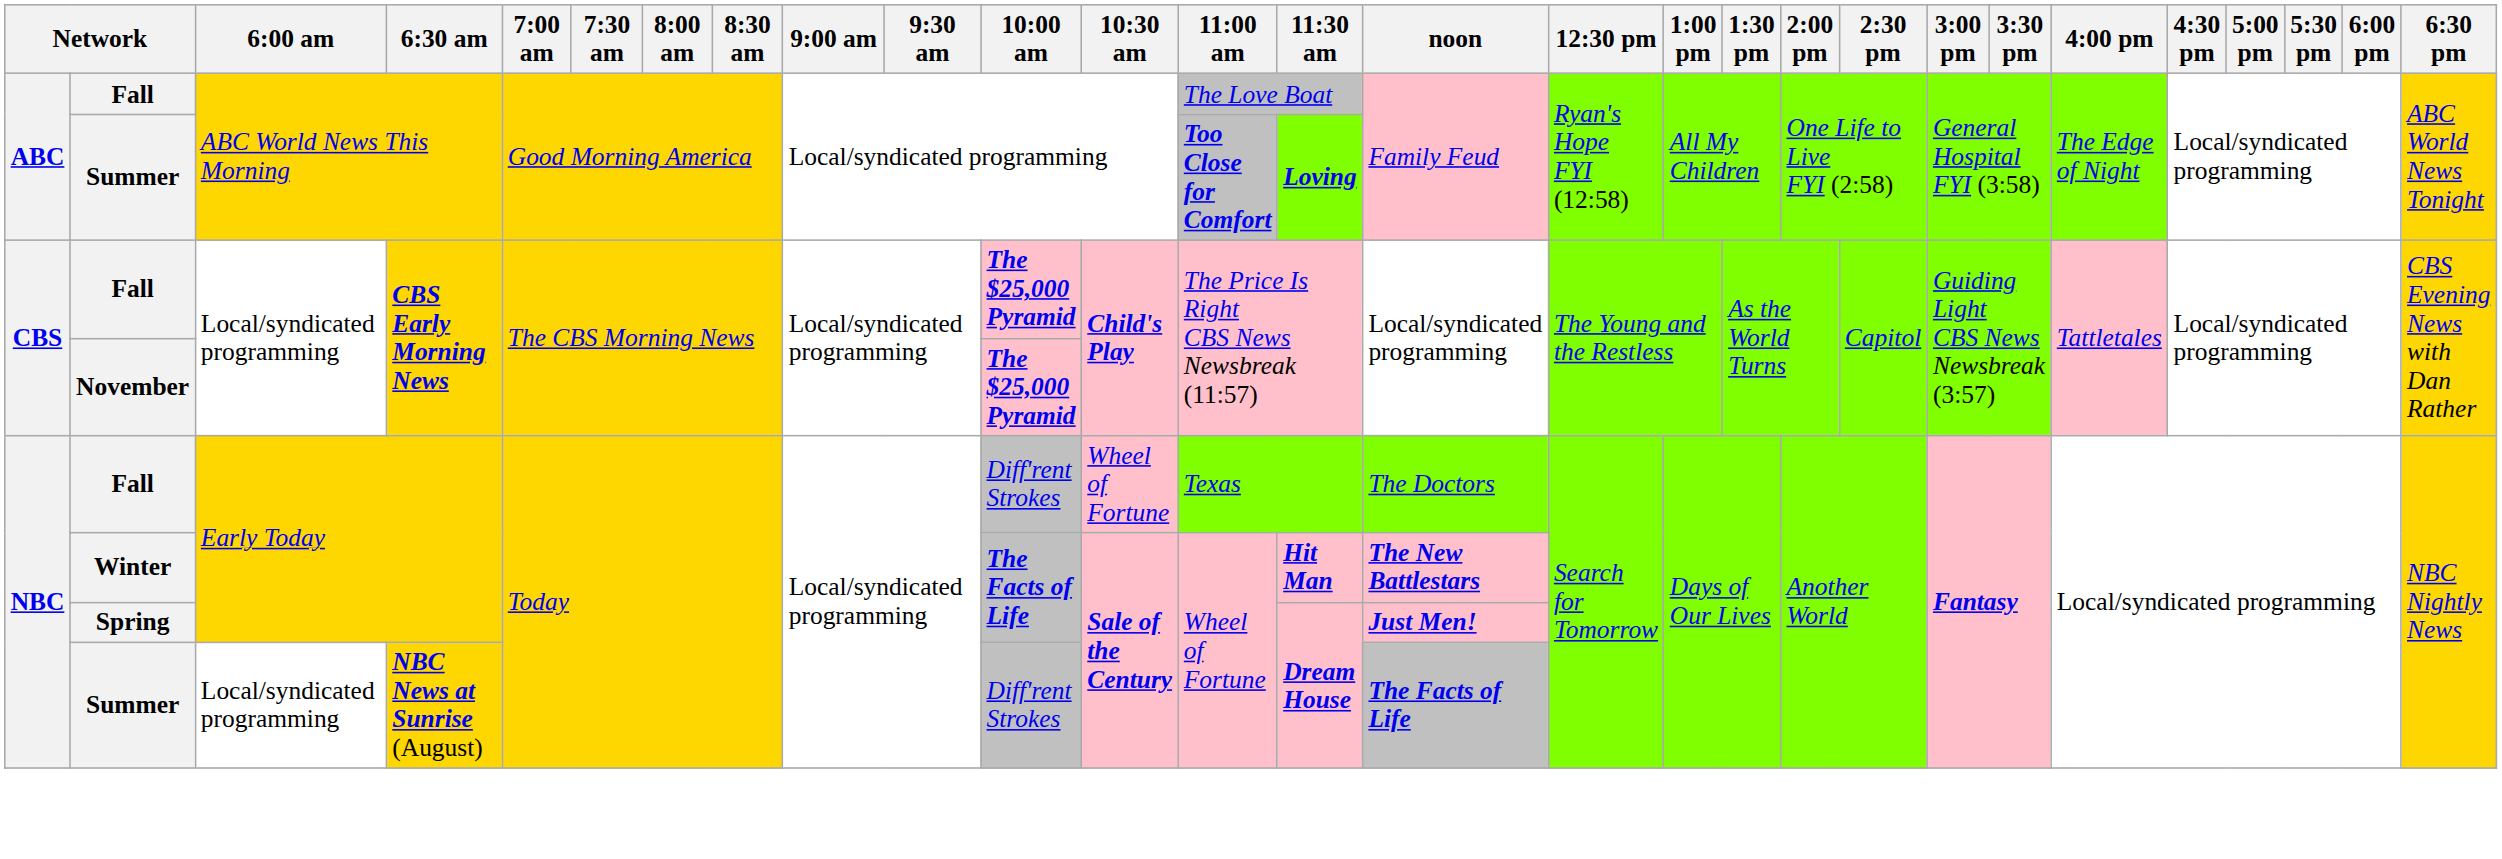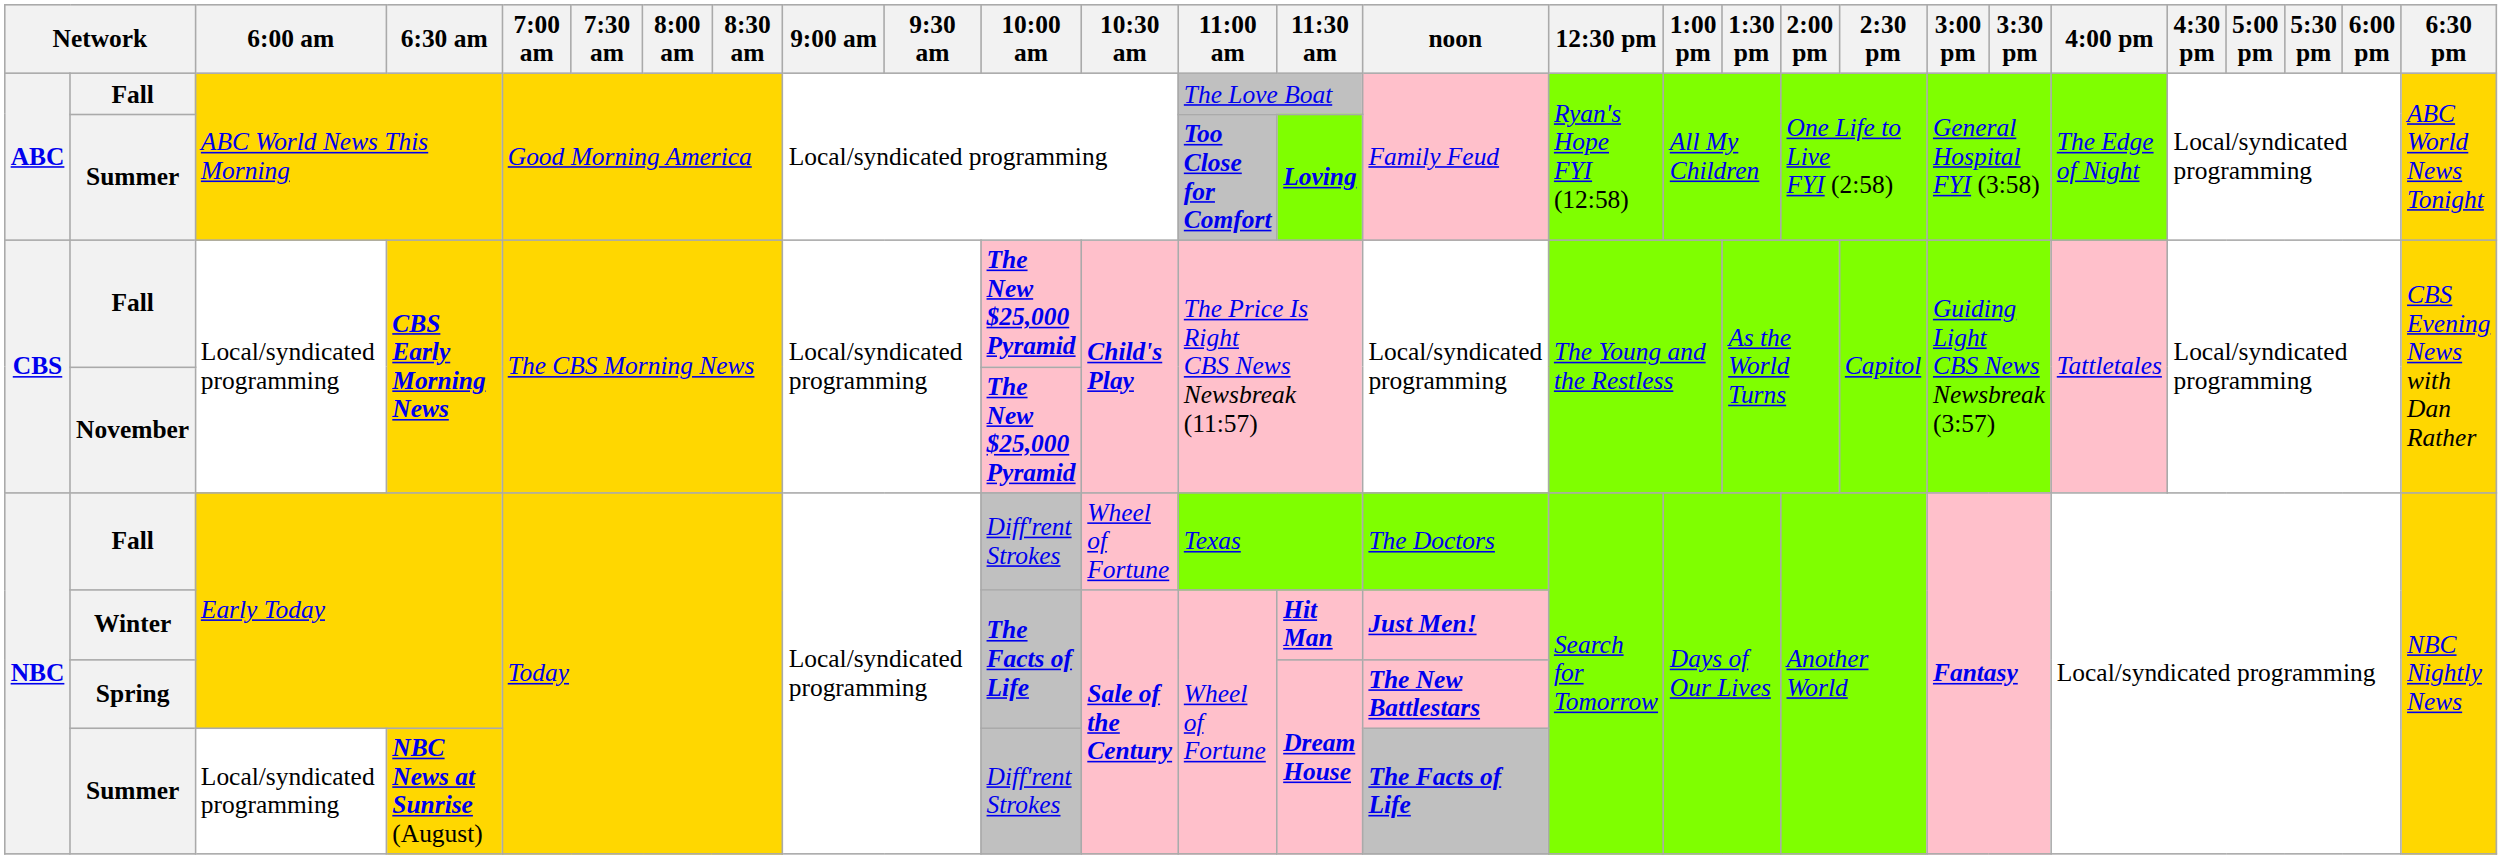(1031, 288) The $25,000 Pyramid -> (1031, 303) The New $25,000 Pyramid
(1031, 386) The $25,000 Pyramid -> (1031, 429) The New $25,000 Pyramid
(1424, 567) The New Battlestars -> (1422, 624) Just Men!
(1422, 621) Just Men! -> (1424, 693) The New Battlestars
